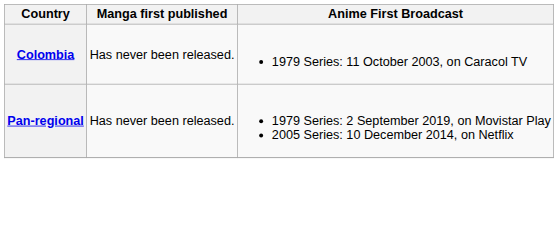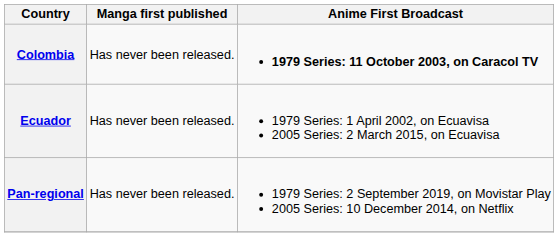(396, 61) normal -> (396, 61) bold
+ row: (46, 120)
